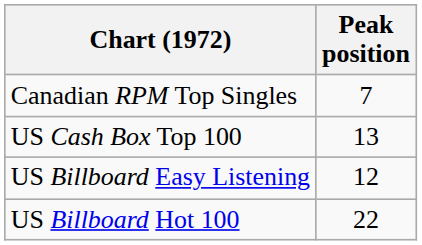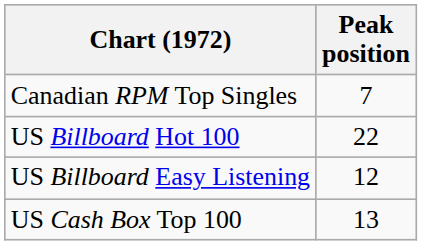rows swapped: (125, 218) <-> (126, 136)
